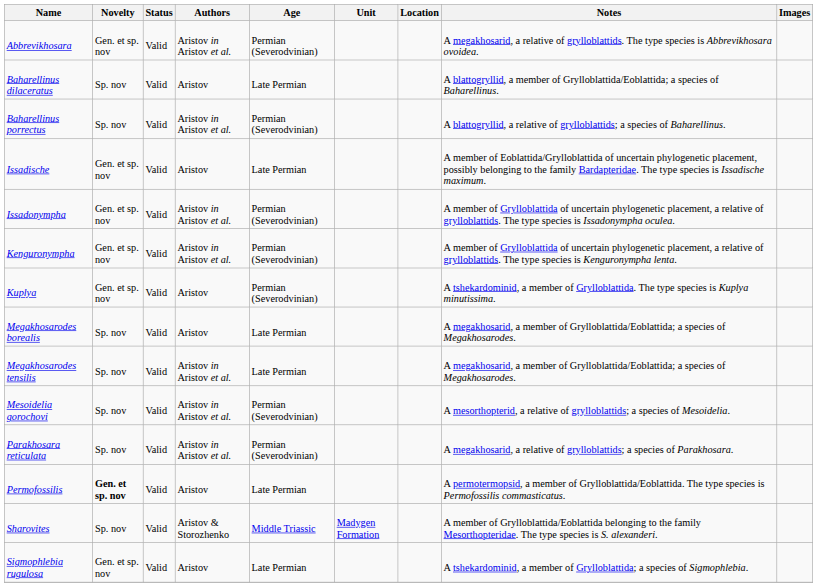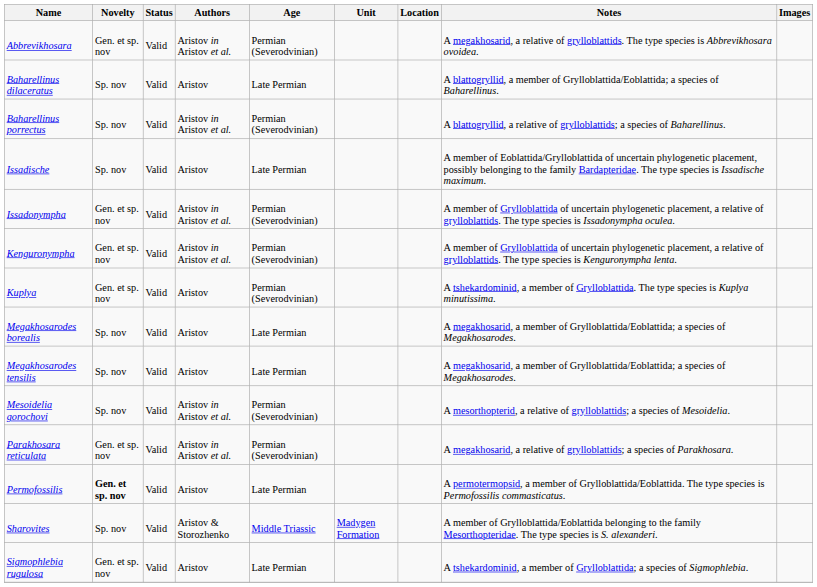(117, 169) Gen. et sp. nov -> (111, 169) Sp. nov
(204, 371) Aristov in Aristov et al. -> (193, 371) Aristov
(111, 450) Sp. nov -> (117, 450) Gen. et sp. nov
